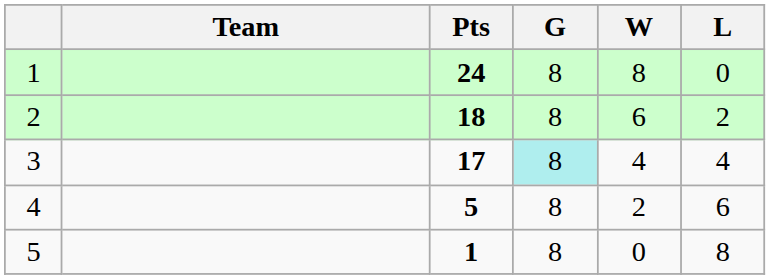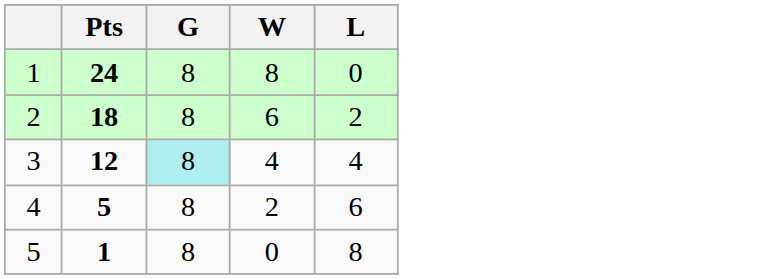- column: (246, 26)
(471, 161) 17 -> (104, 161) 12
